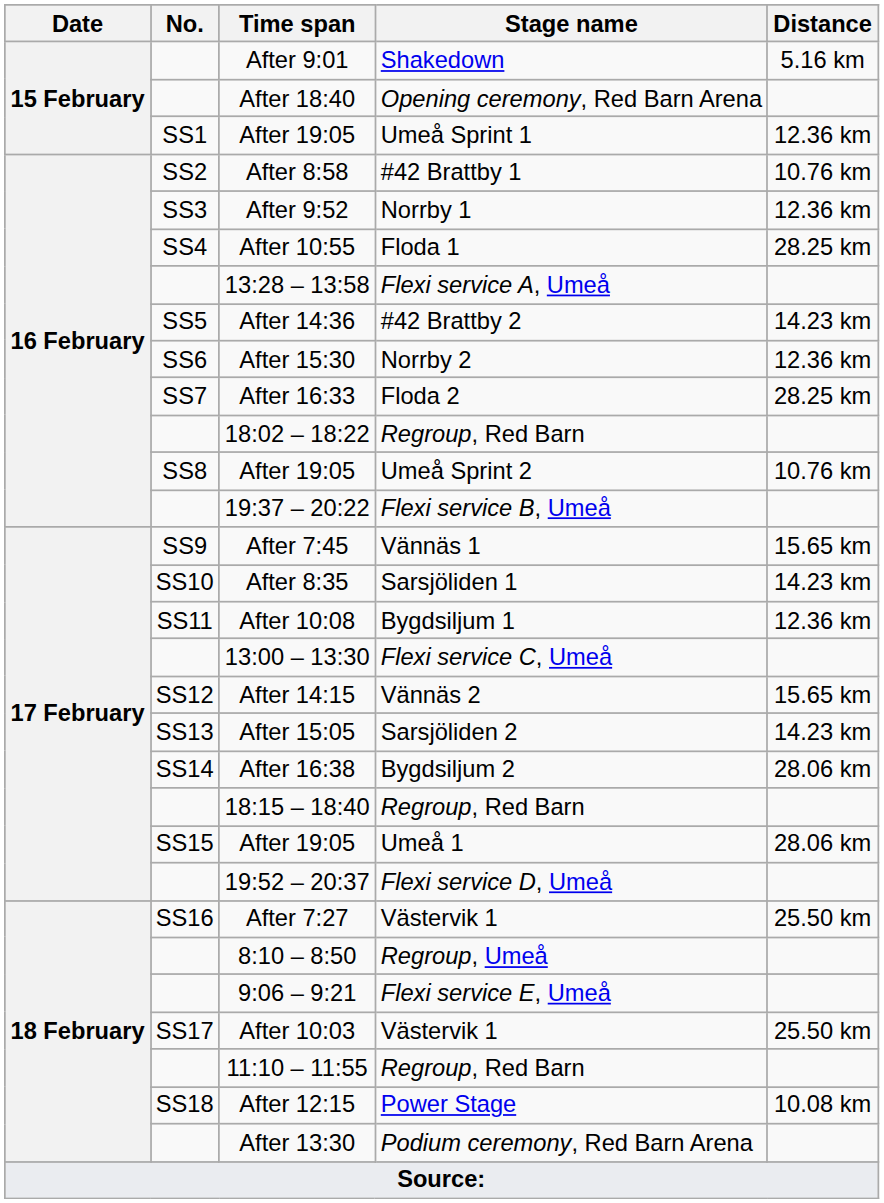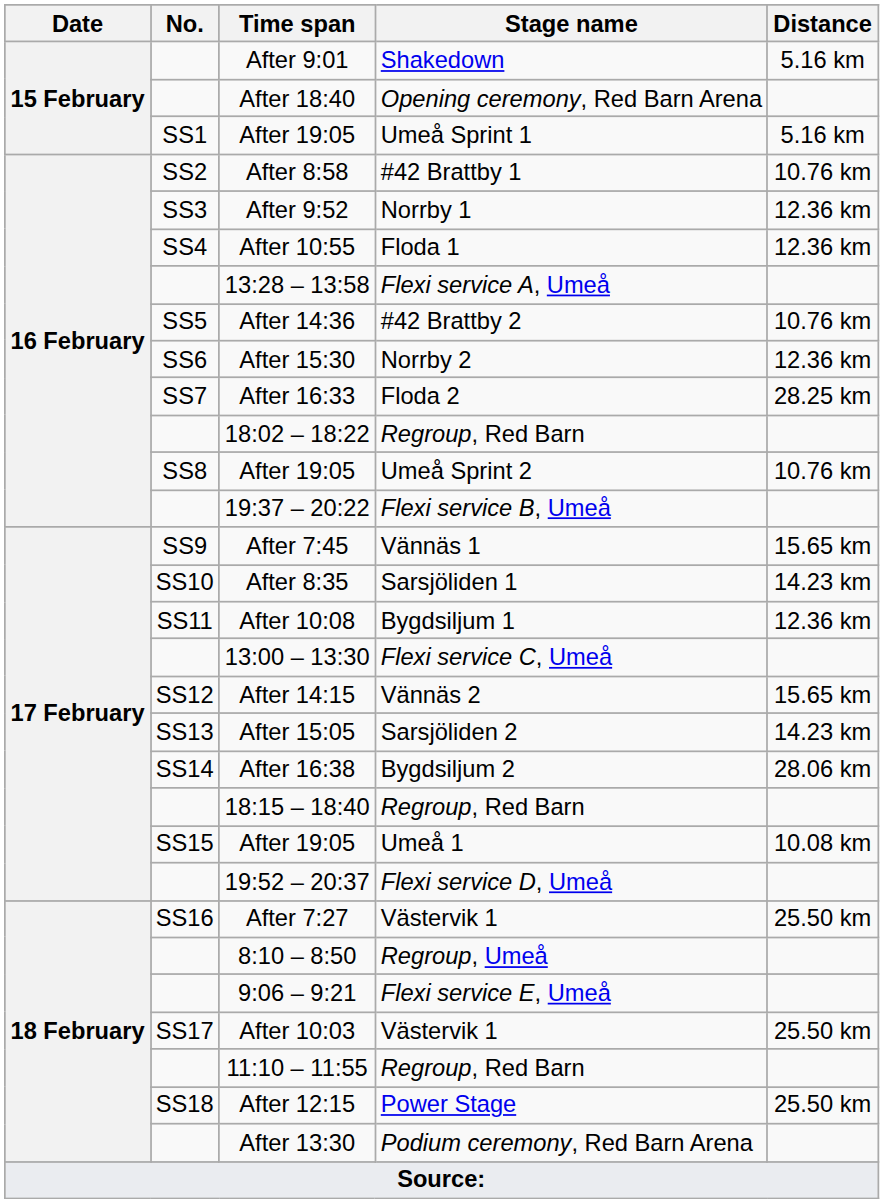(823, 135) 12.36 km -> (823, 135) 5.16 km
(823, 247) 28.25 km -> (823, 247) 12.36 km
(823, 322) 14.23 km -> (823, 322) 10.76 km
(823, 844) 28.06 km -> (823, 844) 10.08 km
(823, 1105) 10.08 km -> (823, 1105) 25.50 km
